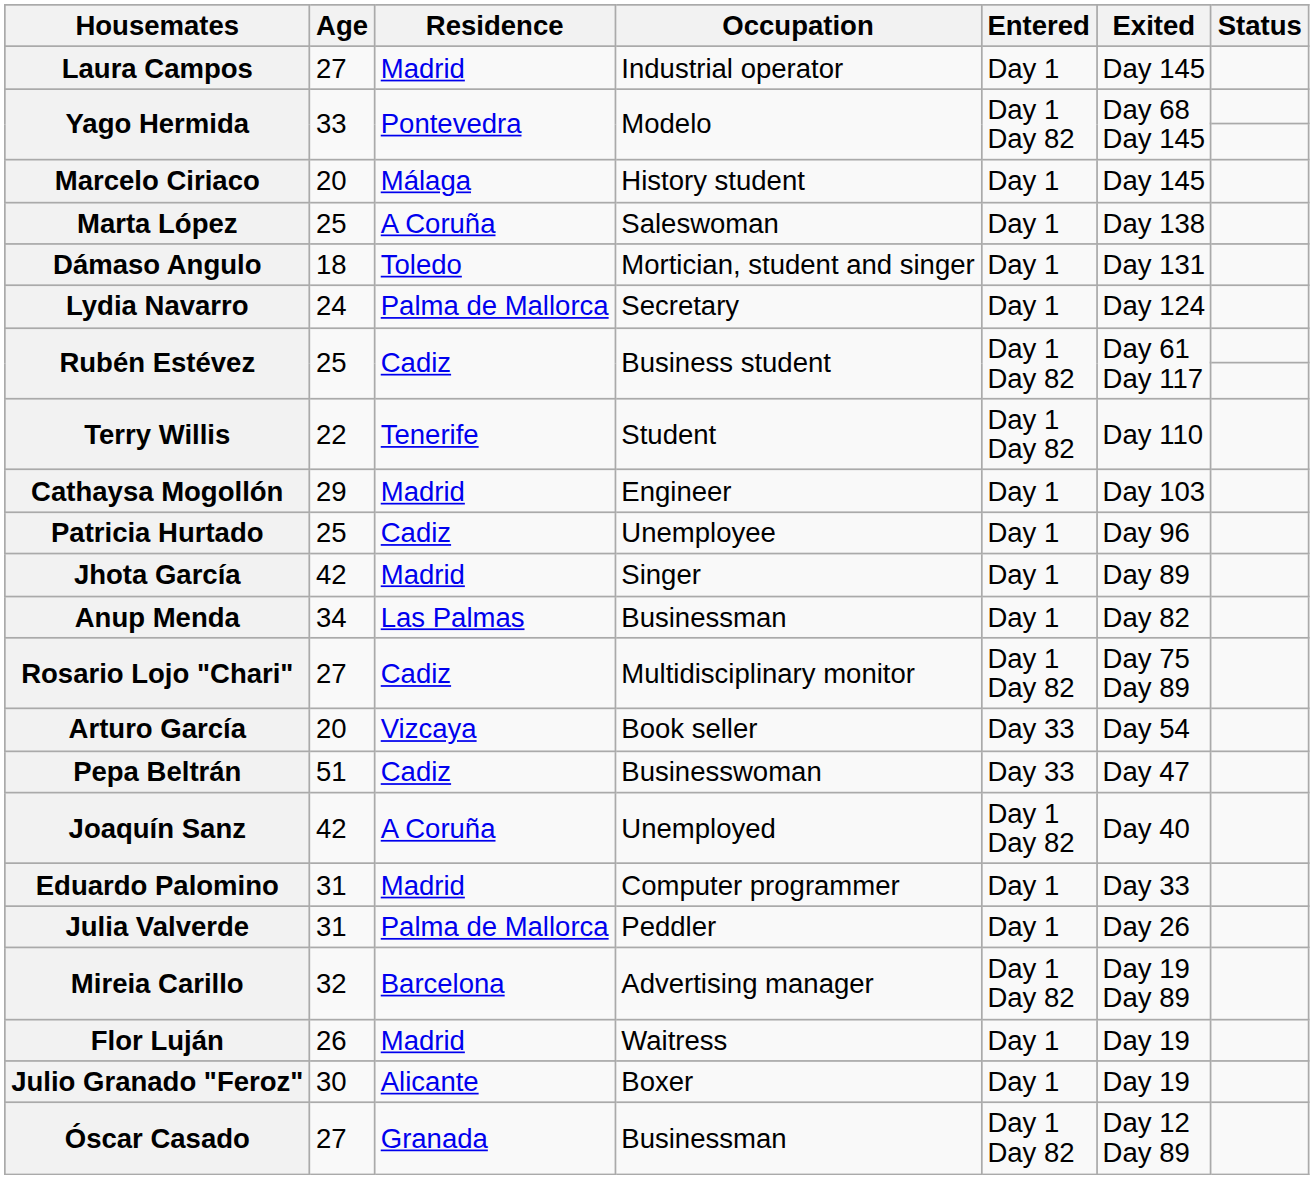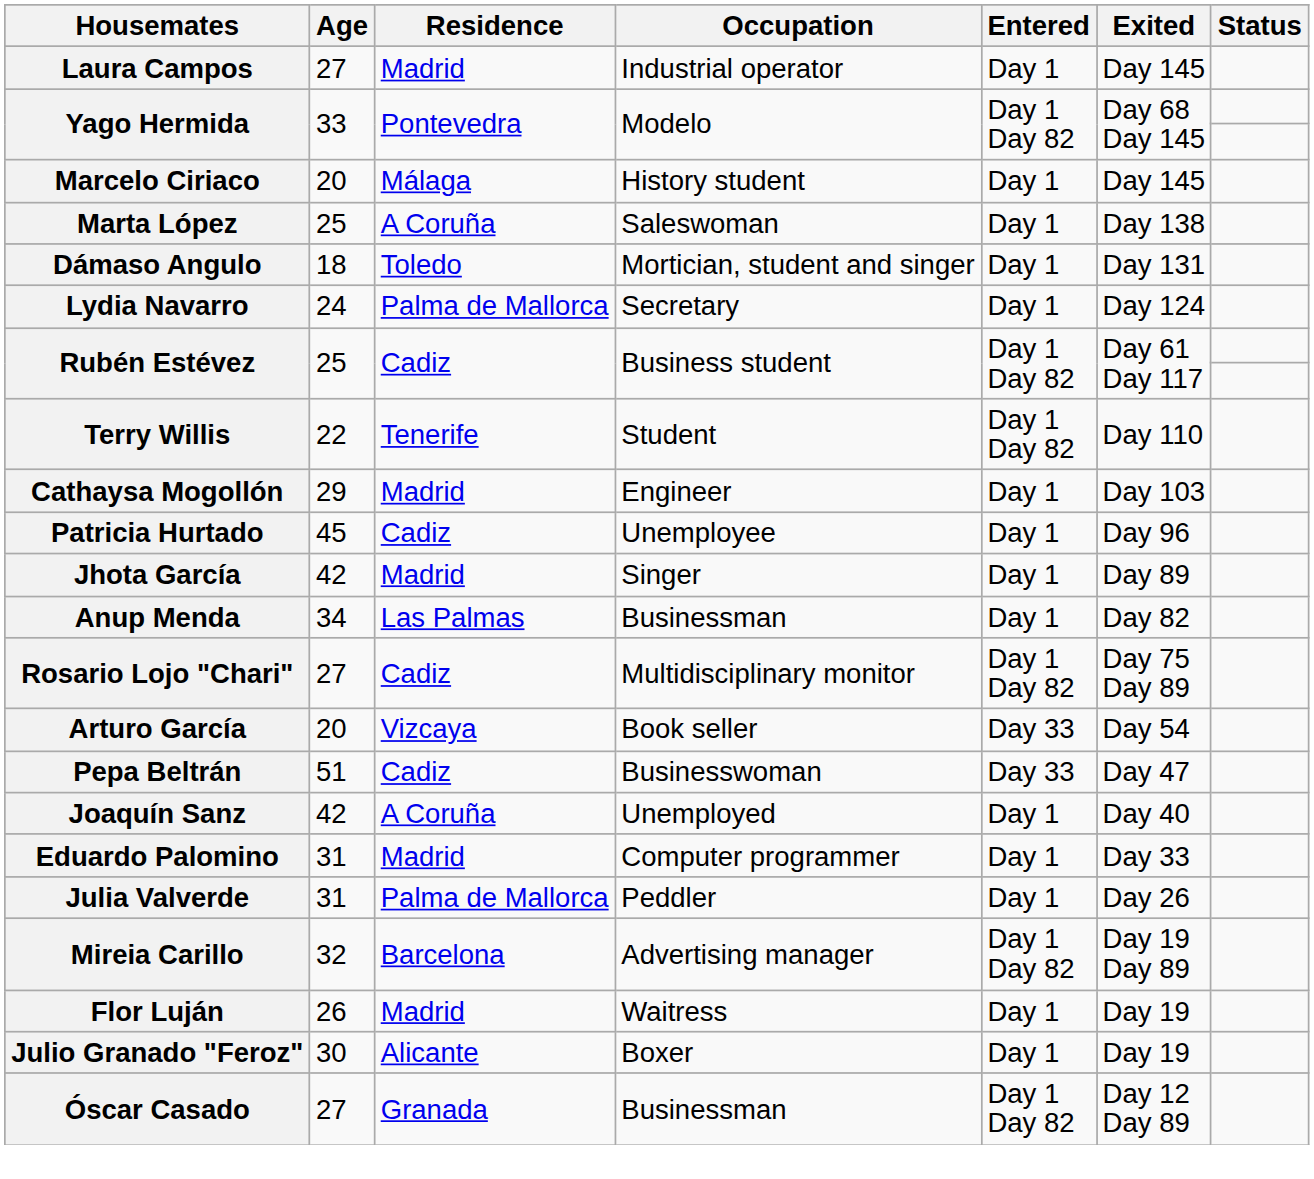(331, 533) 25 -> (331, 533) 45
(1031, 828) Day 1 Day 82 -> (1023, 814) Day 1
